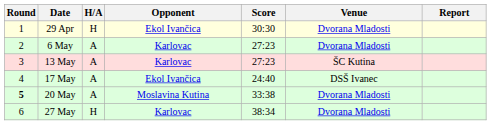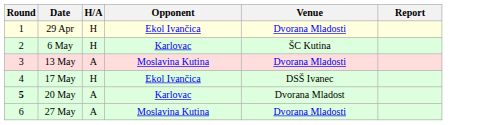- column: (264, 12)
(93, 46) A -> (93, 46) H
(354, 46) Dvorana Mladosti -> (310, 46) ŠC Kutina
(173, 62) Karlovac -> (173, 62) Moslavina Kutina
(354, 62) ŠC Kutina -> (310, 62) Dvorana Mladosti
(93, 79) A -> (93, 79) H
(173, 95) Moslavina Kutina -> (173, 95) Karlovac
(354, 95) Dvorana Mladosti -> (310, 95) Dvorana Mladost
(93, 112) H -> (93, 112) A
(173, 112) Karlovac -> (173, 112) Moslavina Kutina
